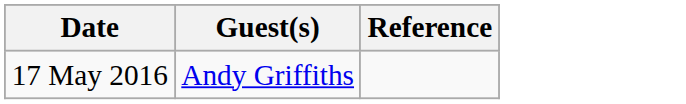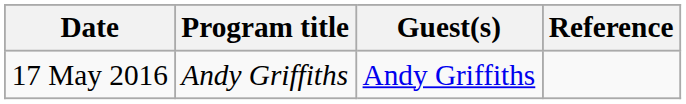+ column: (265, 27)
